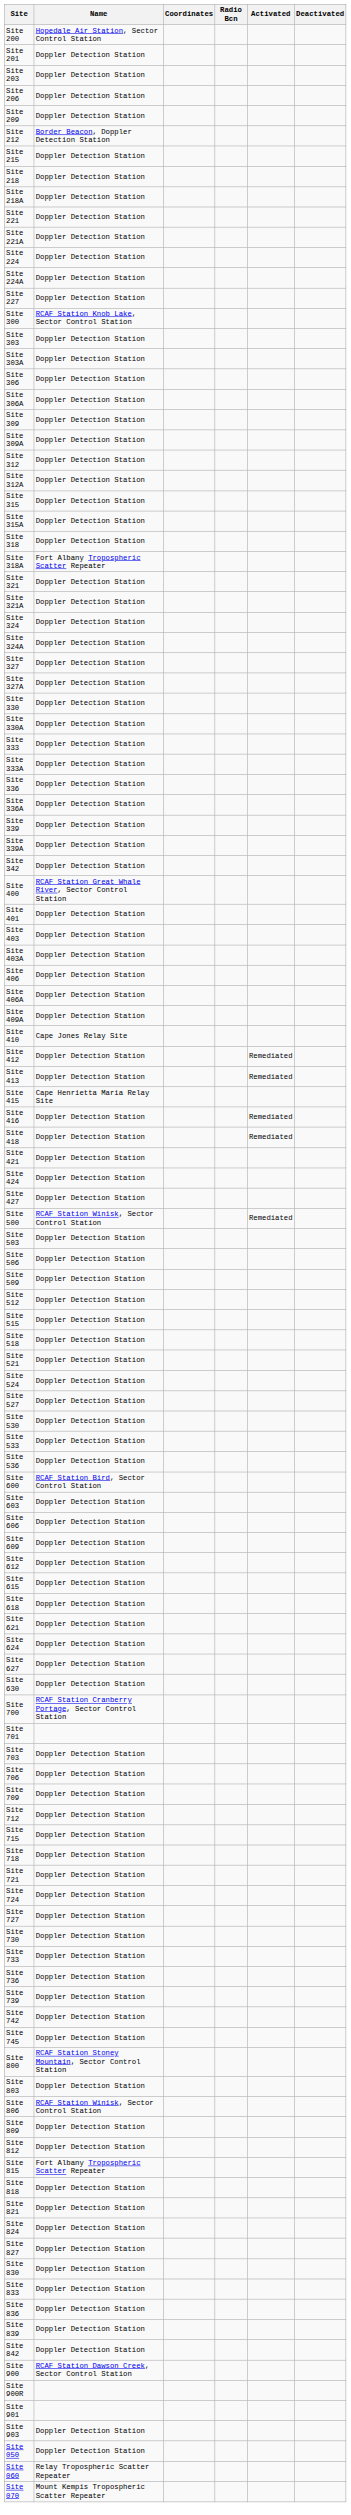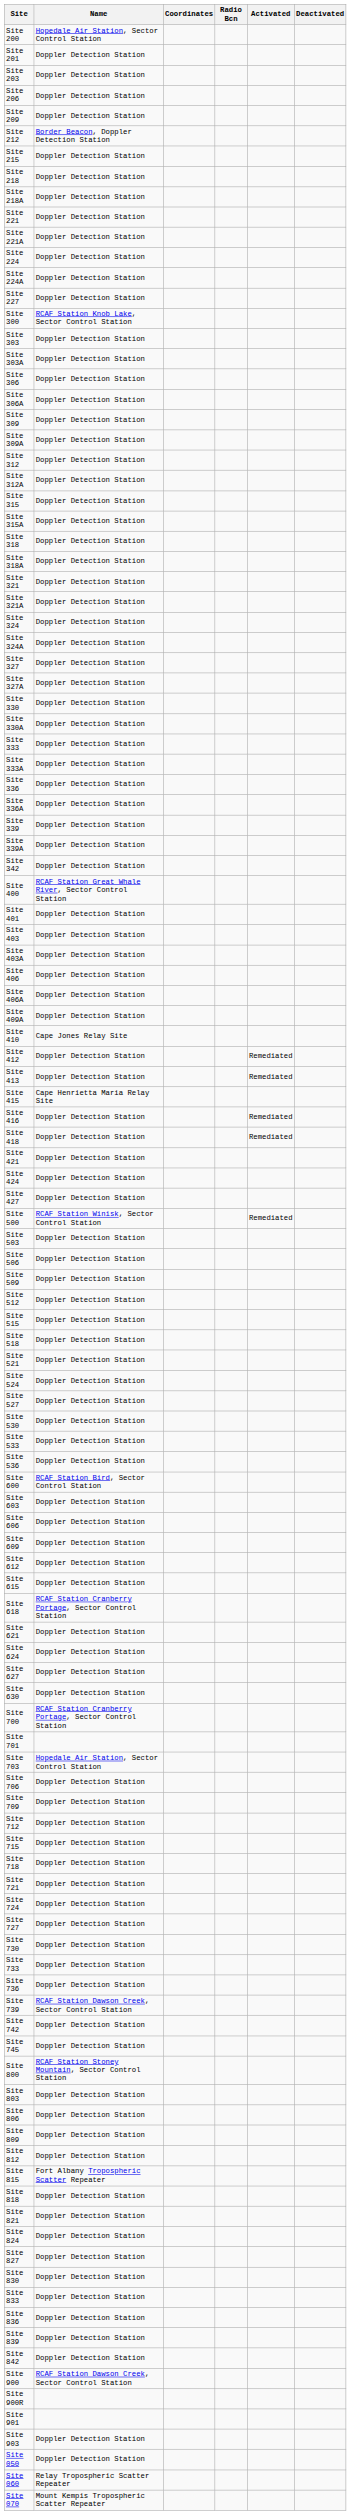(88, 562) Fort Albany Tropospheric Scatter Repeater -> (90, 562) Doppler Detection Station
(90, 1603) Doppler Detection Station -> (86, 1608) RCAF Station Cranberry Portage, Sector Control Station
(90, 1754) Doppler Detection Station -> (97, 1762) Hopedale Air Station, Sector Control Station
(90, 1997) Doppler Detection Station -> (93, 2005) RCAF Station Dawson Creek, Sector Control Station
(95, 2107) RCAF Station Winisk, Sector Control Station -> (90, 2115) Doppler Detection Station
